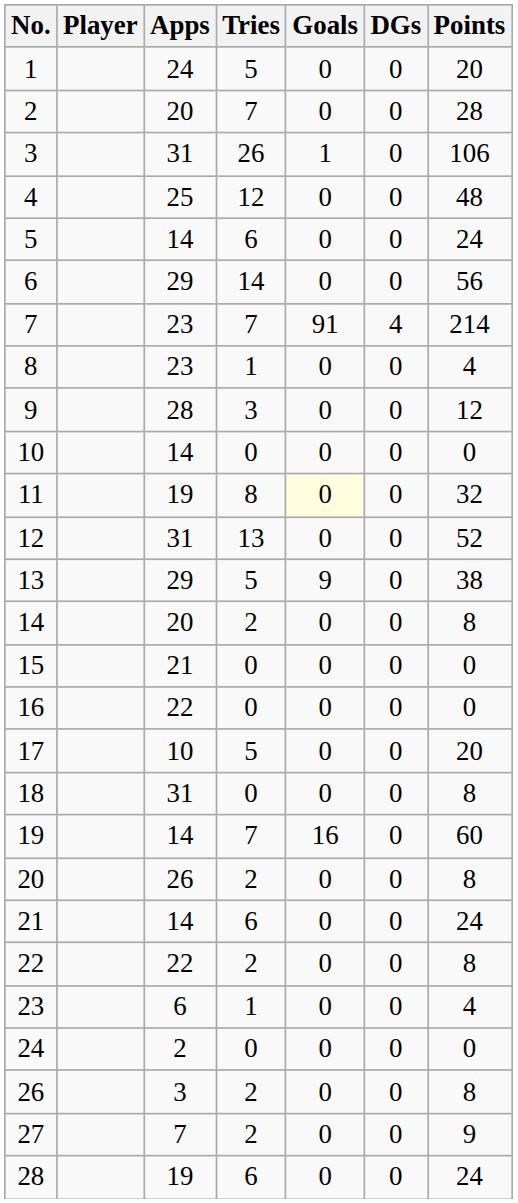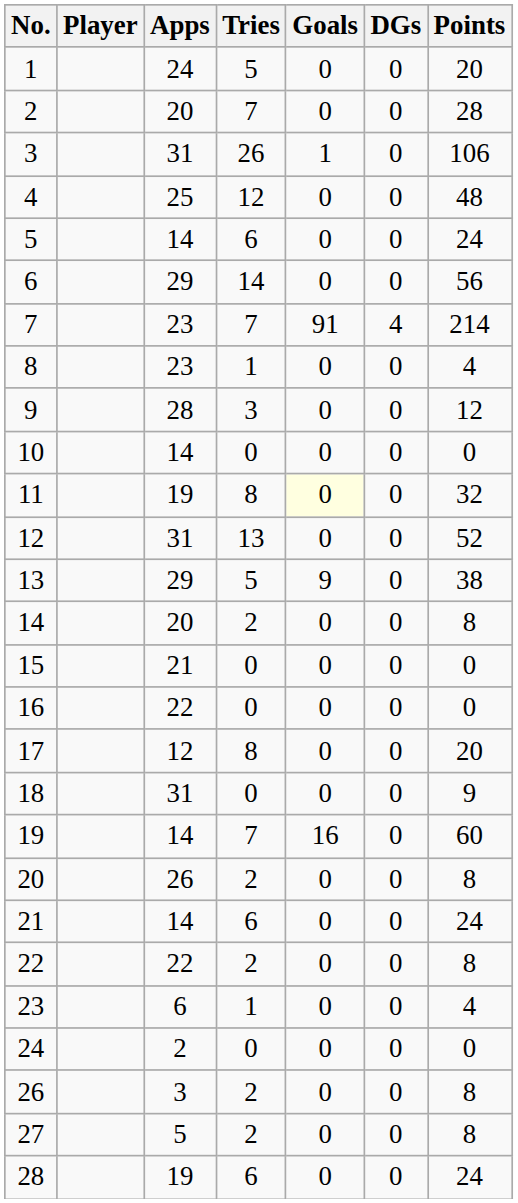(180, 750) 10 -> (180, 750) 12
(251, 750) 5 -> (251, 750) 8
(469, 793) 8 -> (469, 793) 9
(180, 1134) 7 -> (180, 1134) 5
(469, 1134) 9 -> (469, 1134) 8
